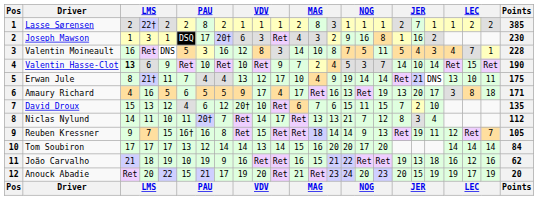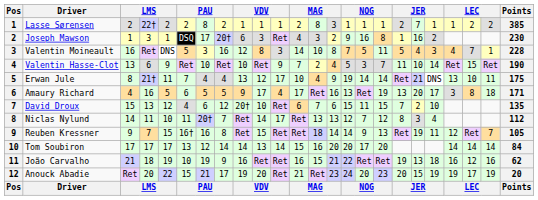(130, 66) bold -> (130, 66) normal
(402, 66) 14 -> (402, 66) 11
(348, 120) 21 -> (348, 120) 12
